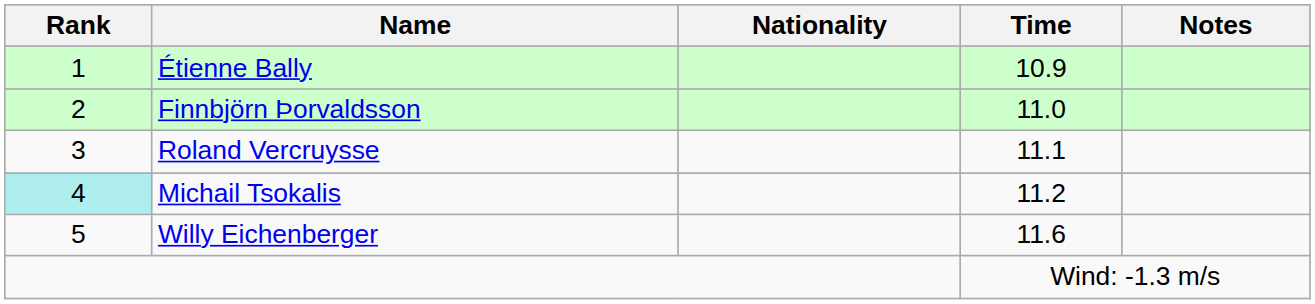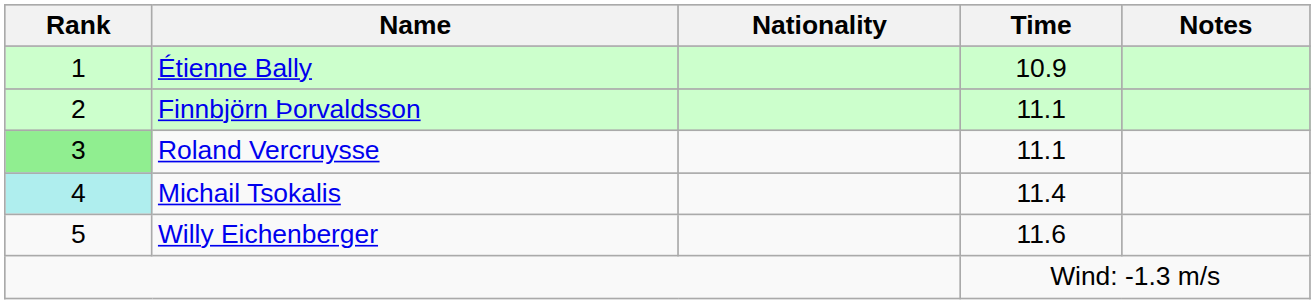(1041, 109) 11.0 -> (1041, 109) 11.1
(78, 151) no background -> (78, 151) lightgreen background
(1041, 192) 11.2 -> (1041, 192) 11.4
